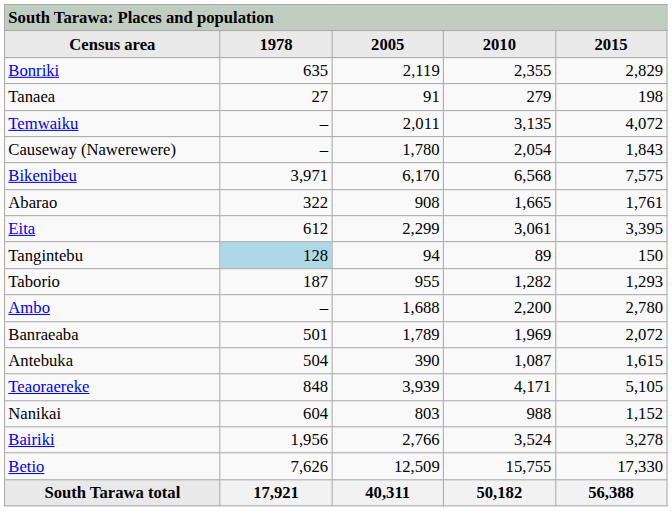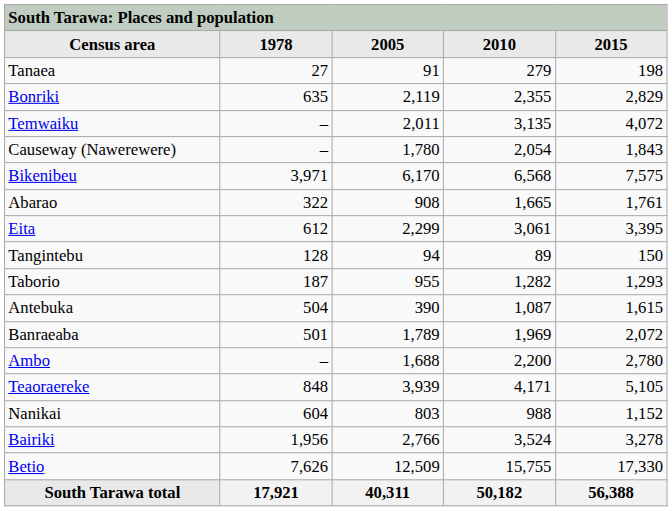rows swapped: (32, 96) <-> (34, 70)
(316, 255) lightblue background -> (316, 255) no background
rows swapped: (29, 307) <-> (41, 360)
